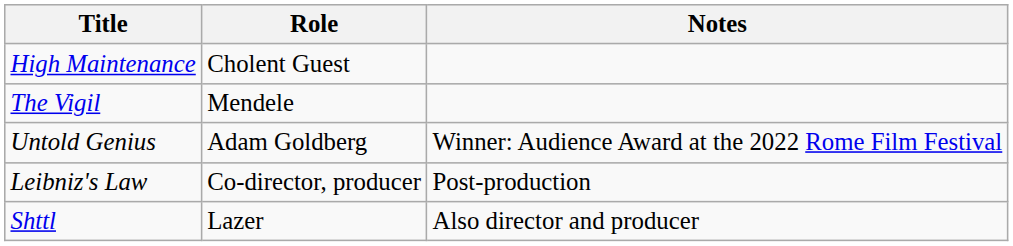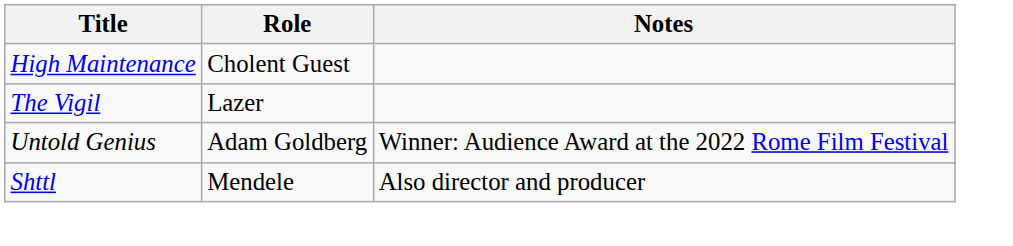(251, 102) Mendele -> (235, 102) Lazer
- row: (79, 181)
(235, 220) Lazer -> (251, 181) Mendele
